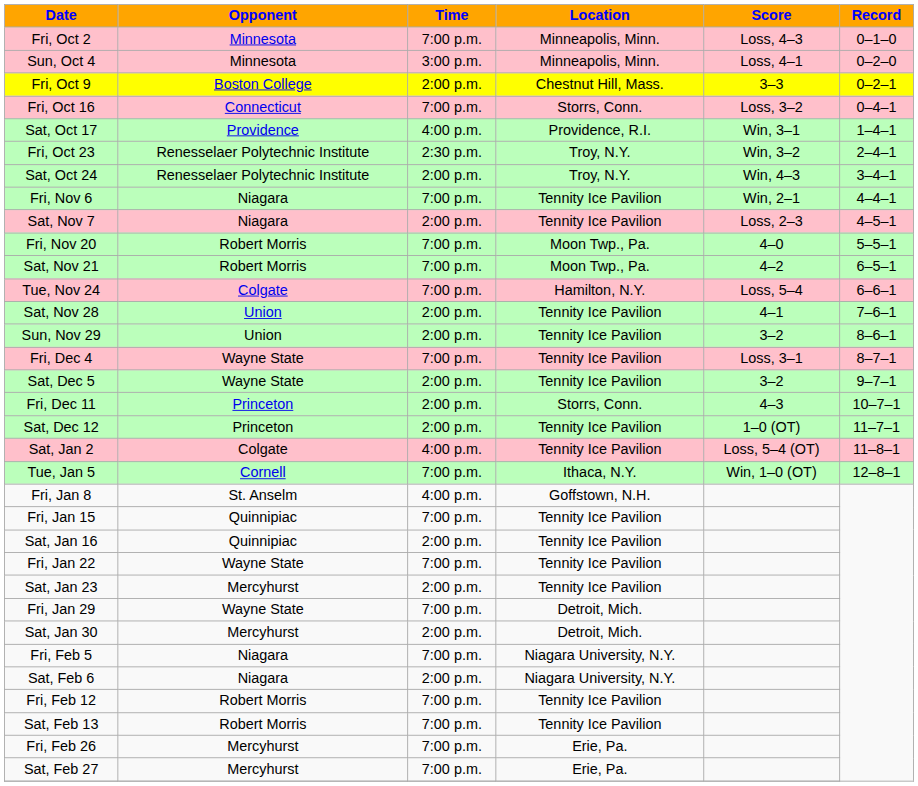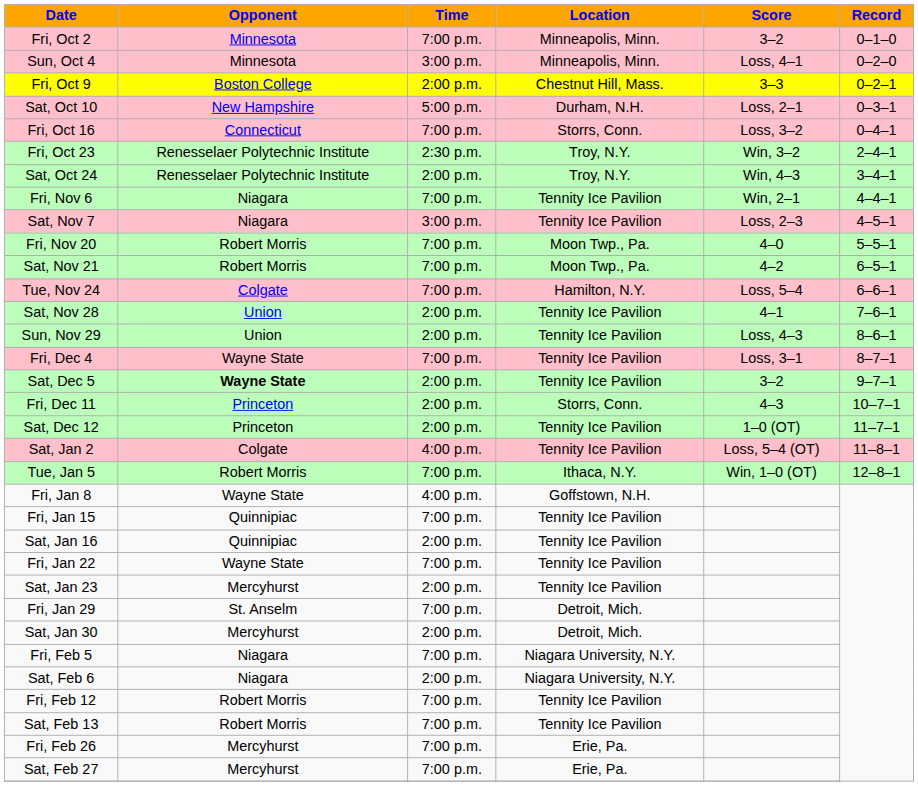(771, 38) Loss, 4–3 -> (771, 38) 3–2
+ row: (61, 107)
- row: (61, 130)
(452, 221) 2:00 p.m. -> (452, 221) 3:00 p.m.
(771, 335) 3–2 -> (771, 335) Loss, 4–3
(263, 381) normal -> (263, 381) bold
(263, 472) Cornell -> (263, 472) Robert Morris
(263, 495) St. Anselm -> (263, 495) Wayne State
(263, 609) Wayne State -> (263, 609) St. Anselm
